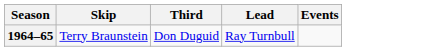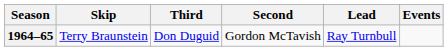+ column: (273, 14)
